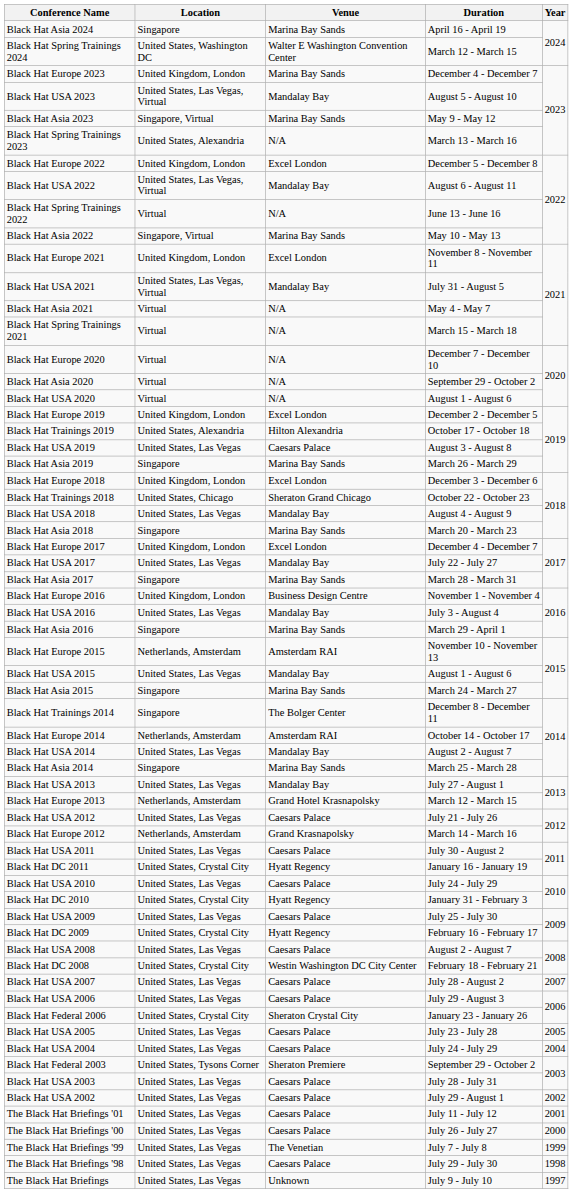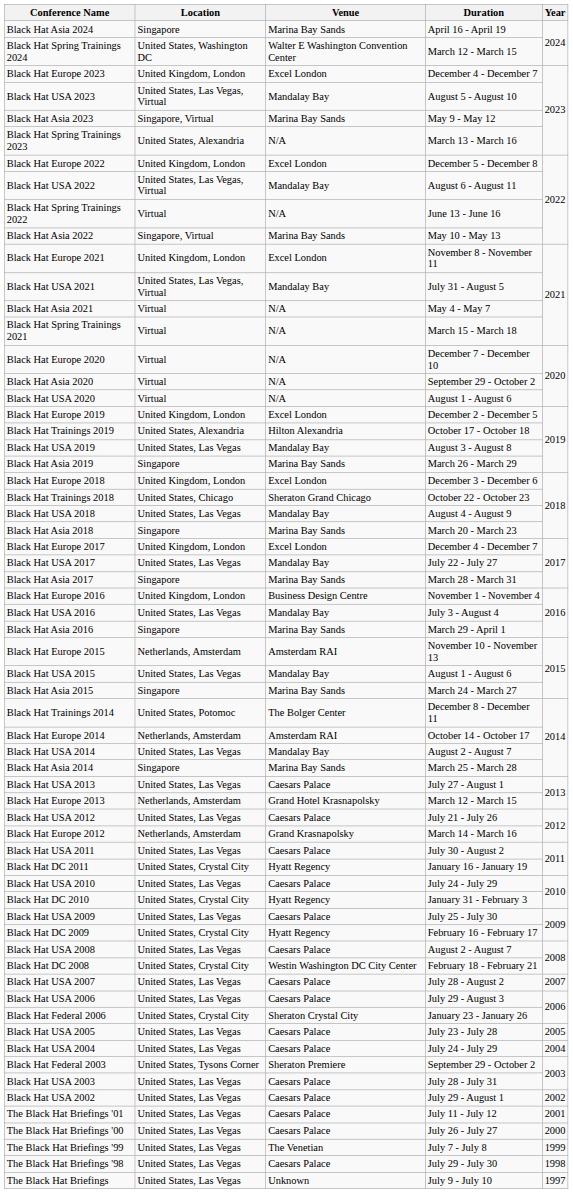(307, 73) Marina Bay Sands -> (298, 73) Excel London
(299, 447) Caesars Palace -> (299, 447) Mandalay Bay
(159, 712) Singapore -> (186, 712) United States, Potomoc
(299, 784) Mandalay Bay -> (299, 784) Caesars Palace
